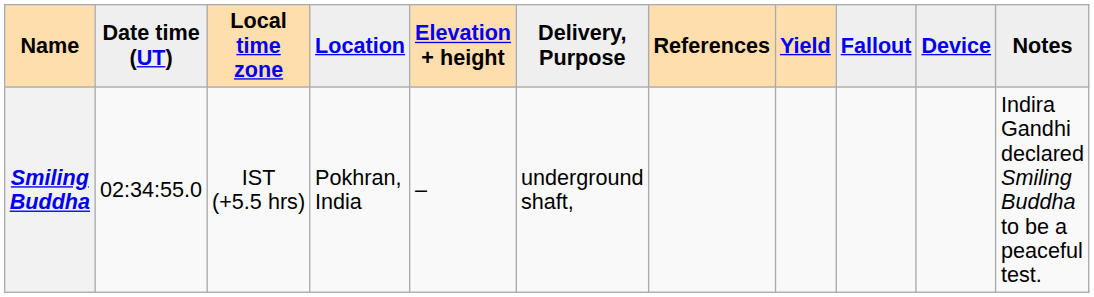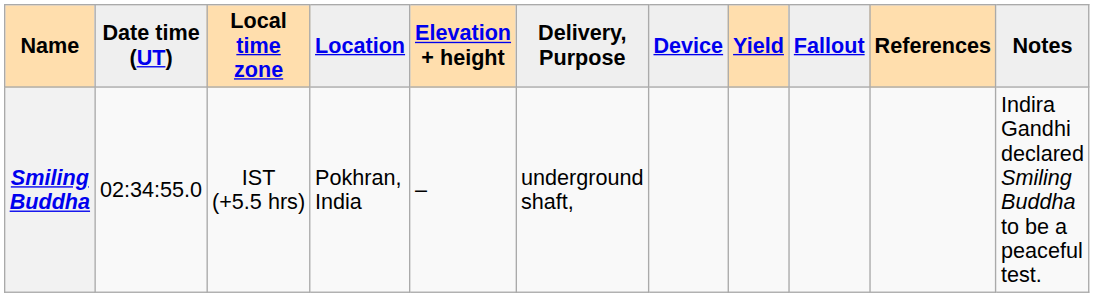columns swapped: (956, 45) <-> (712, 45)
